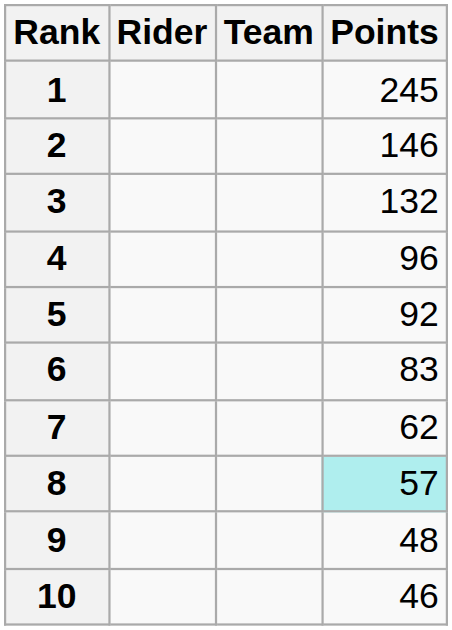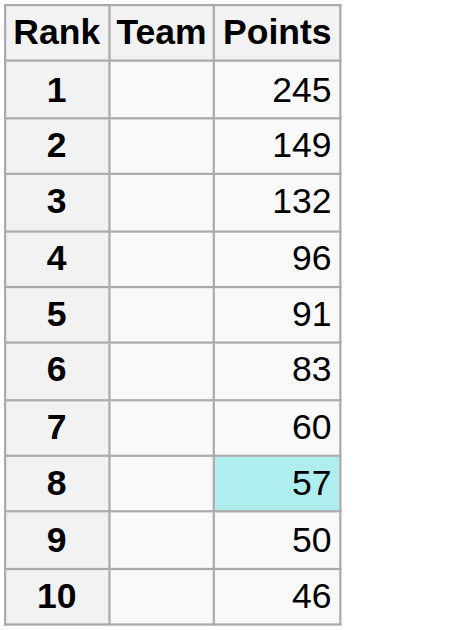- column: (162, 32)
(409, 145) 146 -> (302, 145) 149
(419, 314) 92 -> (312, 314) 91
(419, 426) 62 -> (312, 426) 60
(419, 539) 48 -> (312, 539) 50
